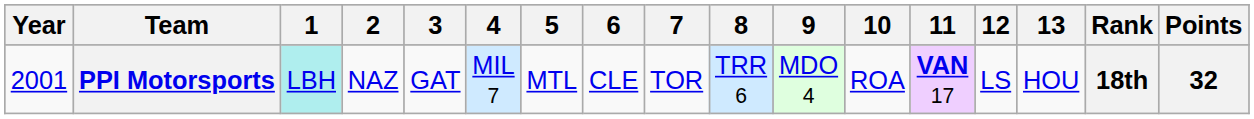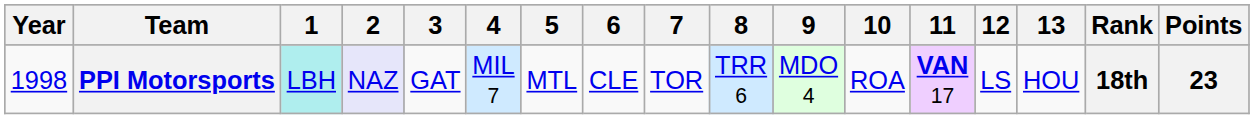(39, 79) 2001 -> (39, 79) 1998
(373, 79) no background -> (373, 79) lavender background
(1204, 79) 32 -> (1204, 79) 23
